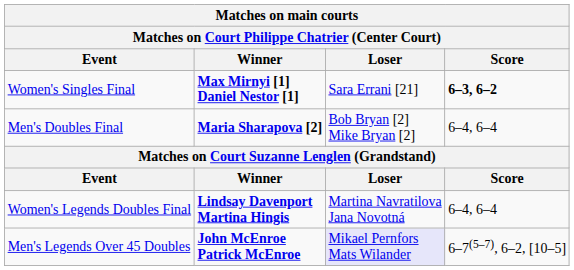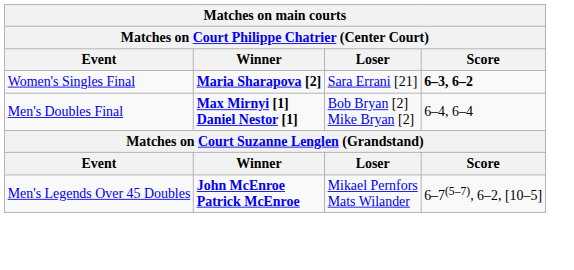(248, 89) Max Mirnyi [1] Daniel Nestor [1] -> (259, 81) Maria Sharapova [2]
(260, 127) Maria Sharapova [2] -> (247, 111) Max Mirnyi [1] Daniel Nestor [1]
- row: (99, 209)
(374, 246) lavender background -> (373, 193) no background
